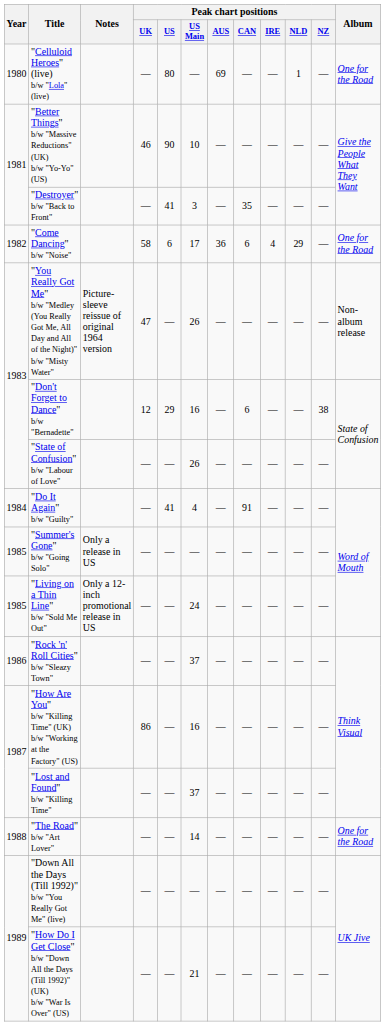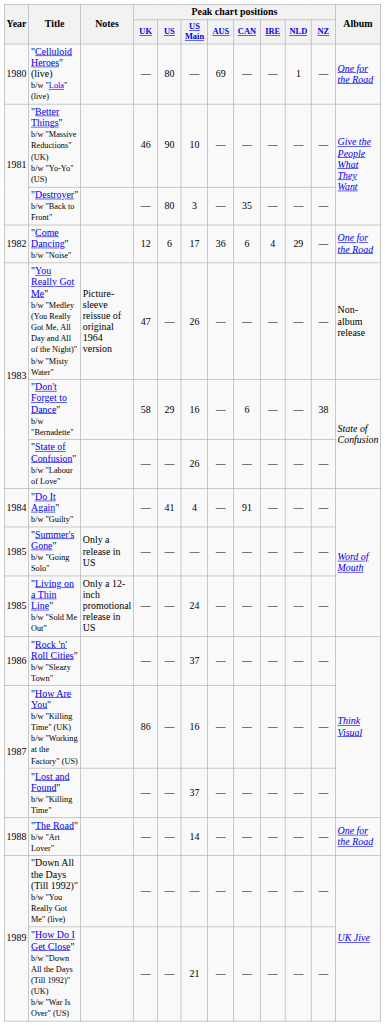(169, 206) 41 -> (169, 206) 80
(146, 244) 58 -> (146, 244) 12
(146, 409) 12 -> (146, 409) 58
